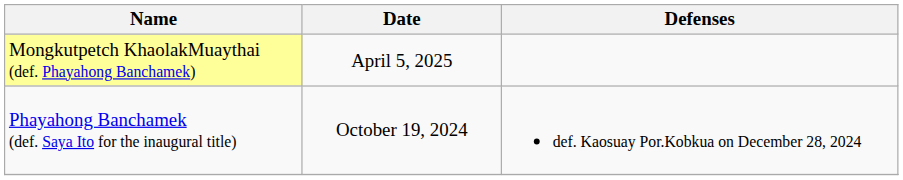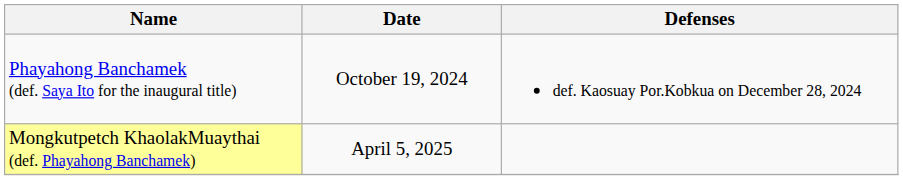rows swapped: (123, 130) <-> (135, 60)
